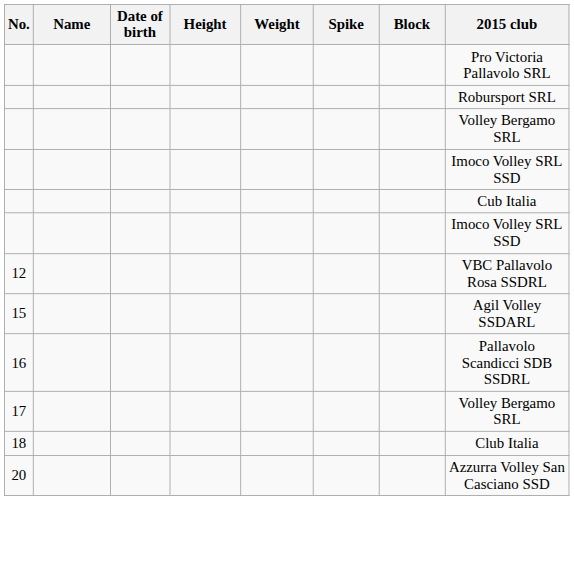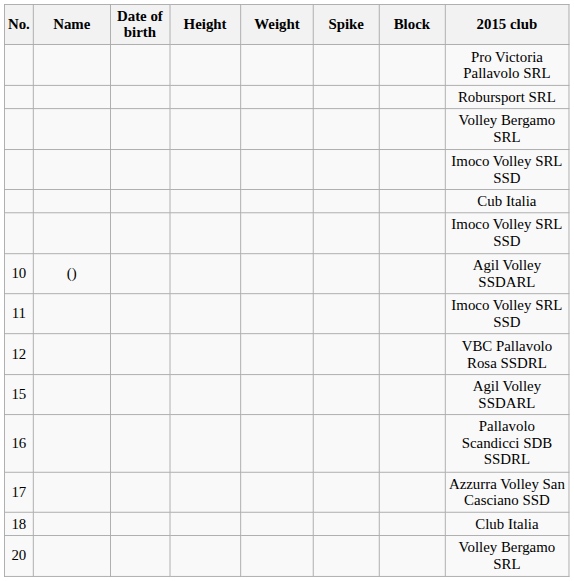+ row: (19, 273)
+ row: (19, 313)
(507, 411) Volley Bergamo SRL -> (507, 491) Azzurra Volley San Casciano SSD
(507, 475) Azzurra Volley San Casciano SSD -> (507, 555) Volley Bergamo SRL
